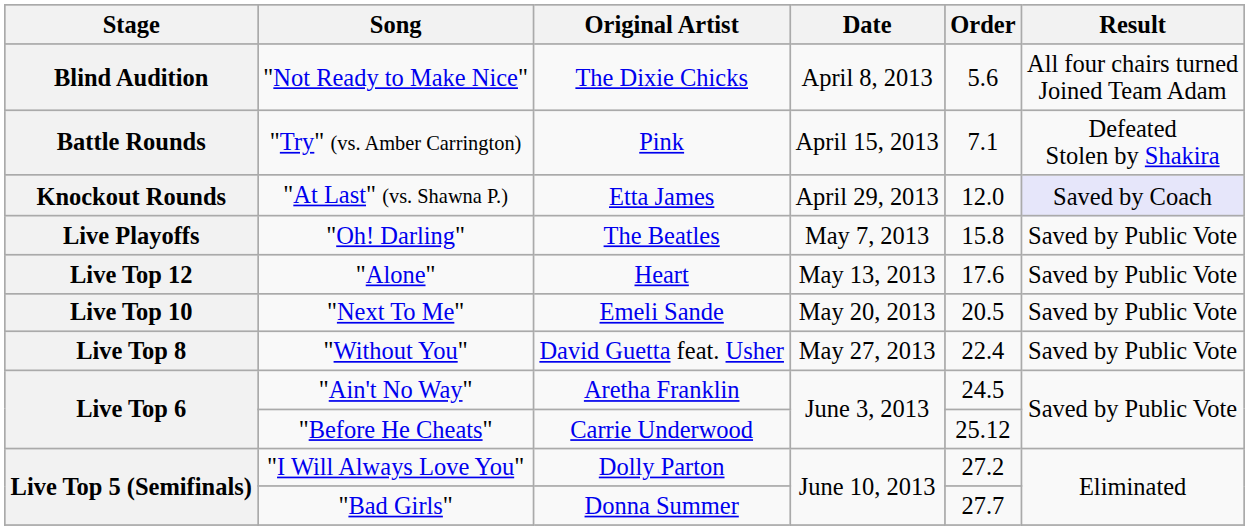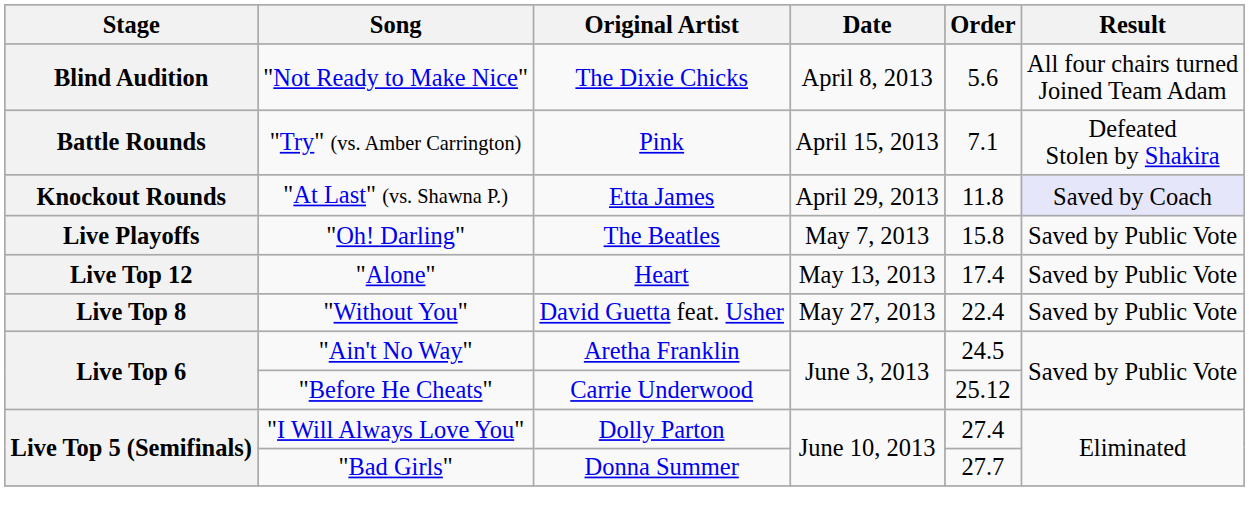(983, 196) 12.0 -> (983, 196) 11.8
(983, 274) 17.6 -> (983, 274) 17.4
- row: (396, 313)
(983, 467) 27.2 -> (983, 429) 27.4
